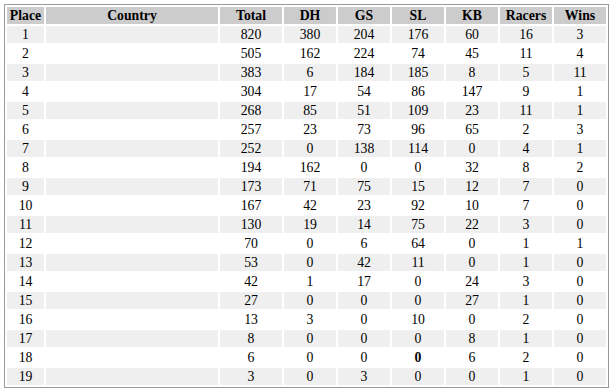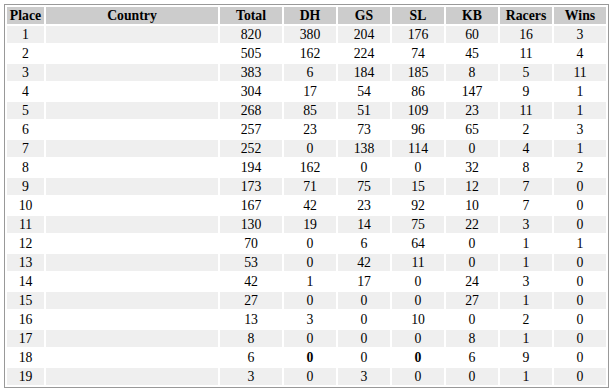(310, 358) normal -> (310, 358) bold
(526, 358) 2 -> (526, 358) 9
